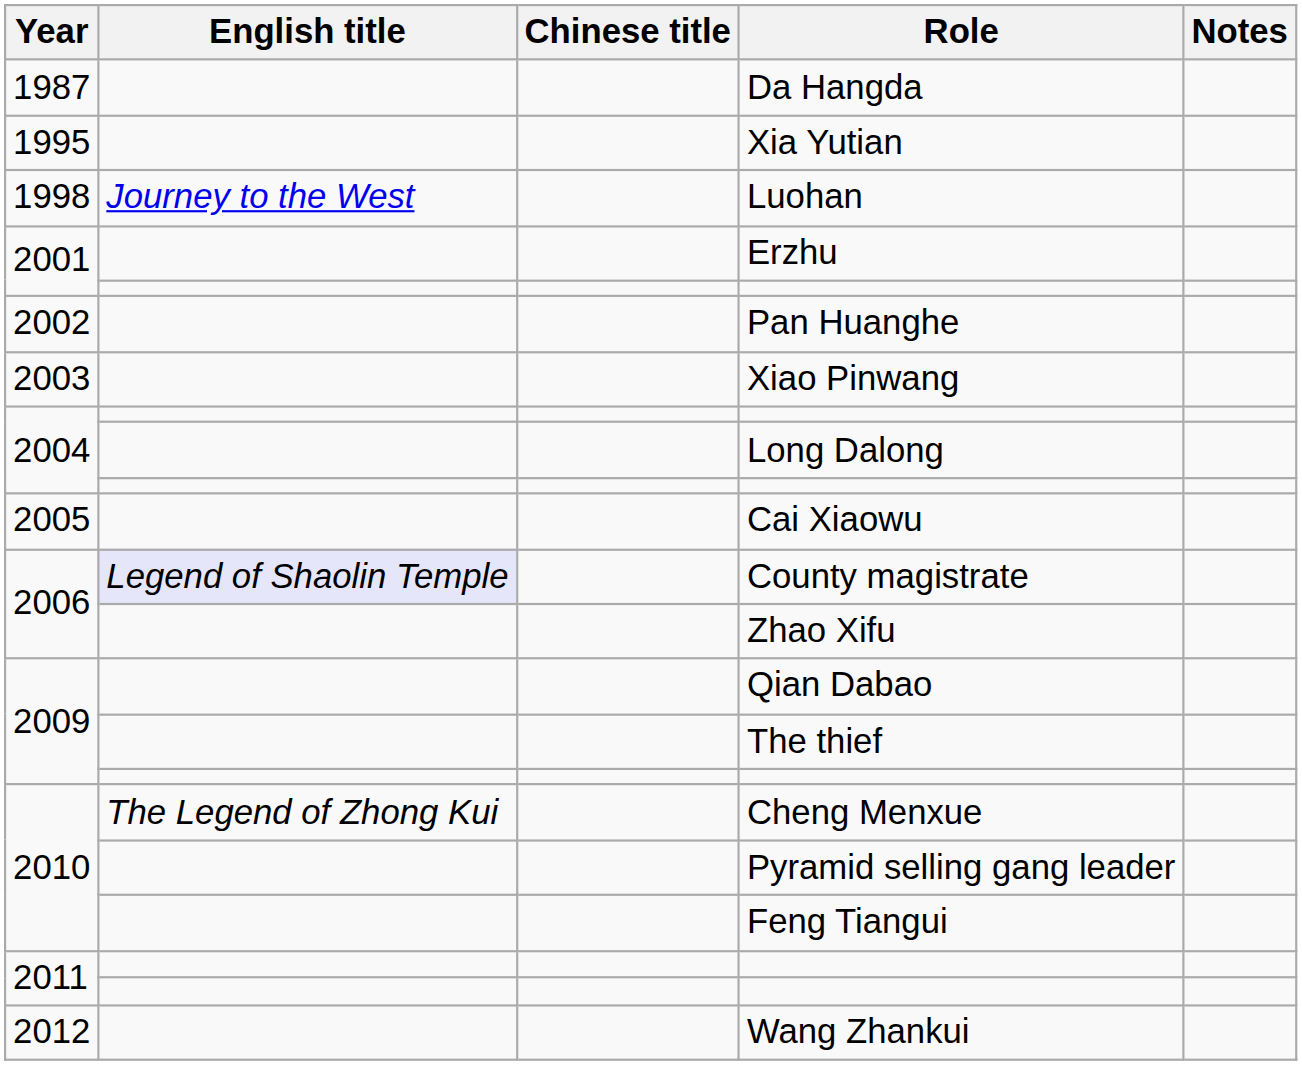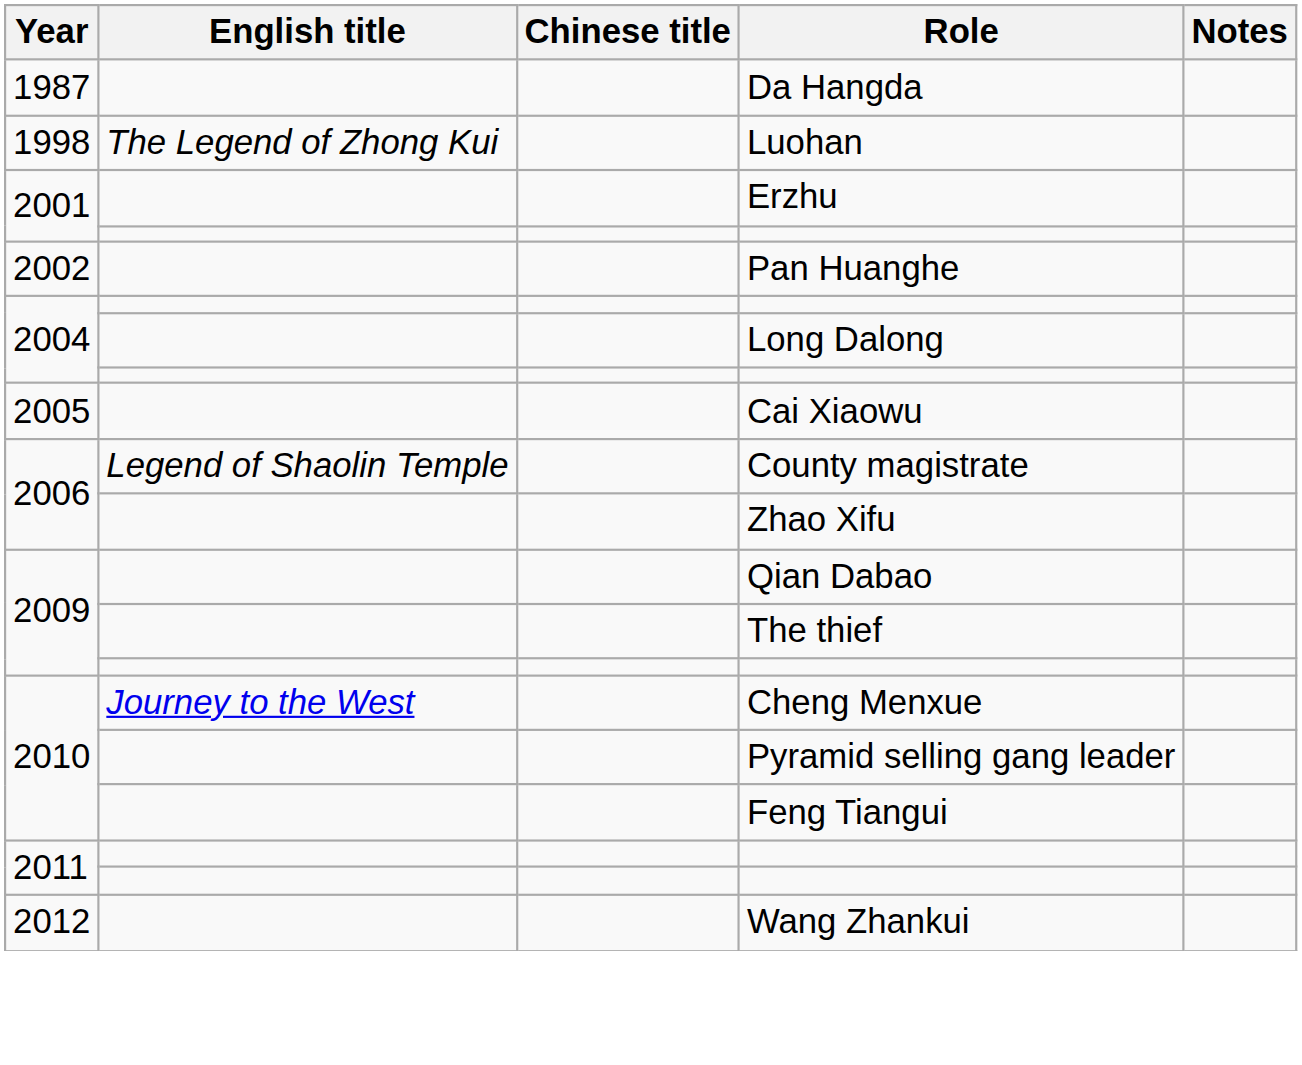- row: (52, 142)
(260, 197) Journey to the West -> (302, 142) The Legend of Zhong Kui
- row: (52, 378)
(307, 575) lavender background -> (307, 465) no background
(302, 811) The Legend of Zhong Kui -> (260, 701) Journey to the West
